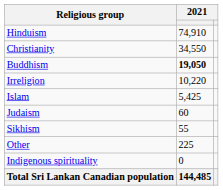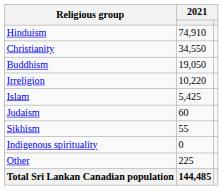(192, 65) bold -> (192, 65) normal
rows swapped: (52, 161) <-> (18, 145)
